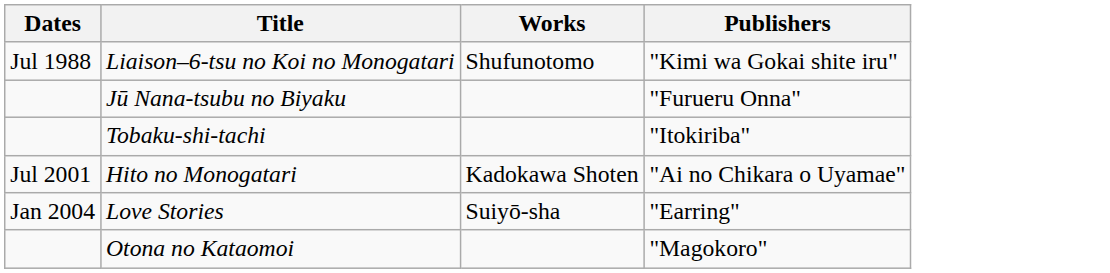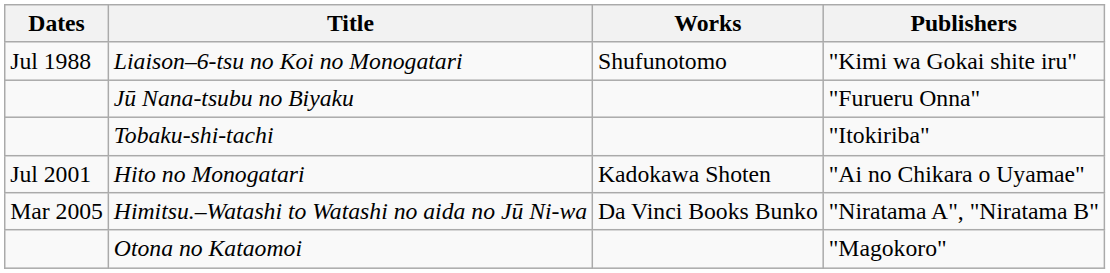- row: (165, 211)
+ row: (350, 211)
